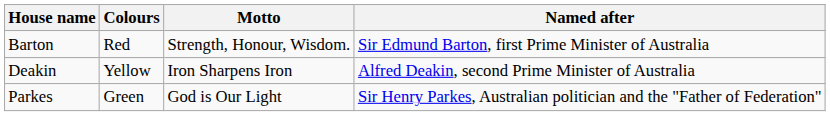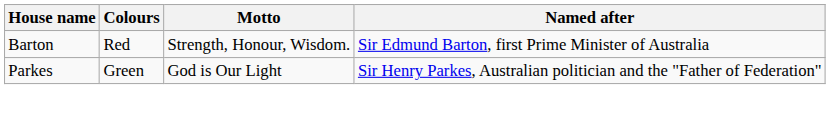- row: (32, 70)
